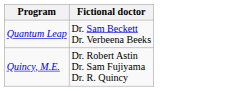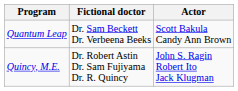+ column: (194, 12)
